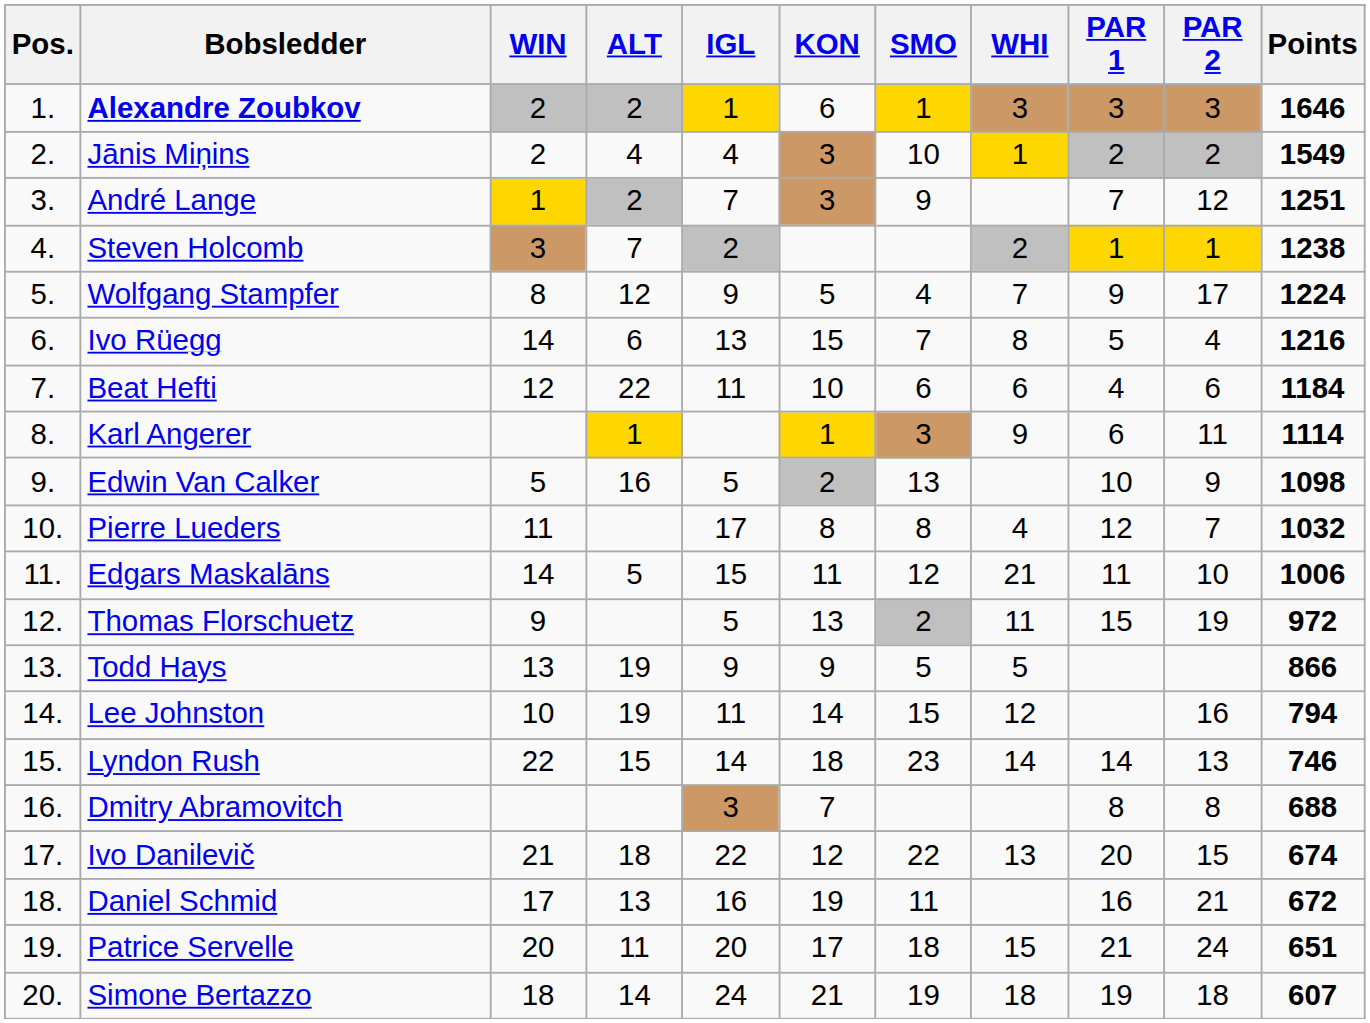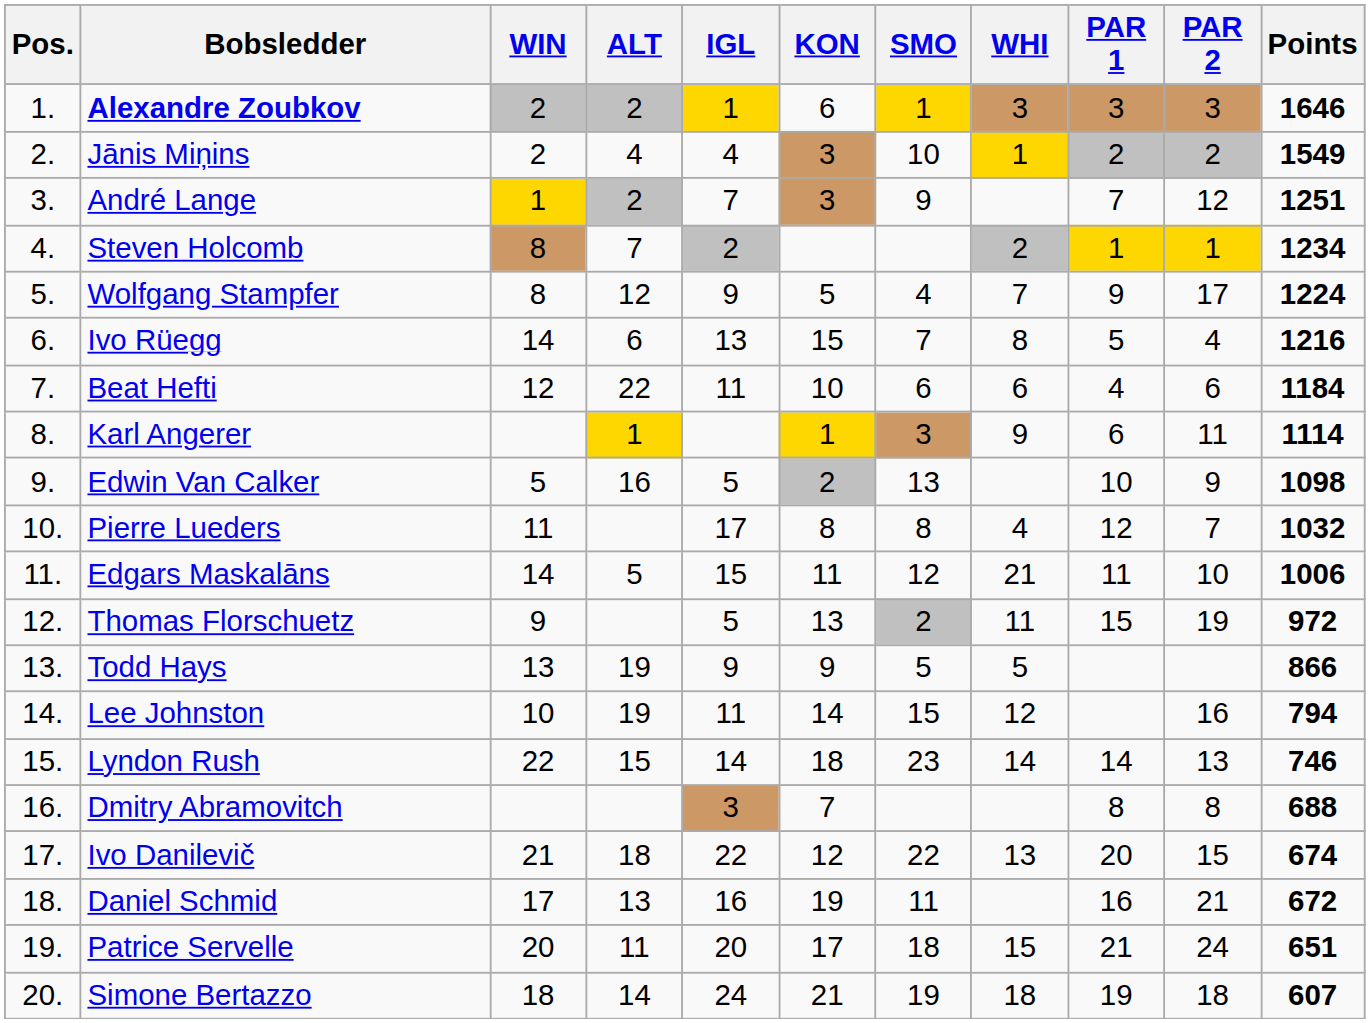(538, 247) 3 -> (538, 247) 8
(1313, 247) 1238 -> (1313, 247) 1234
